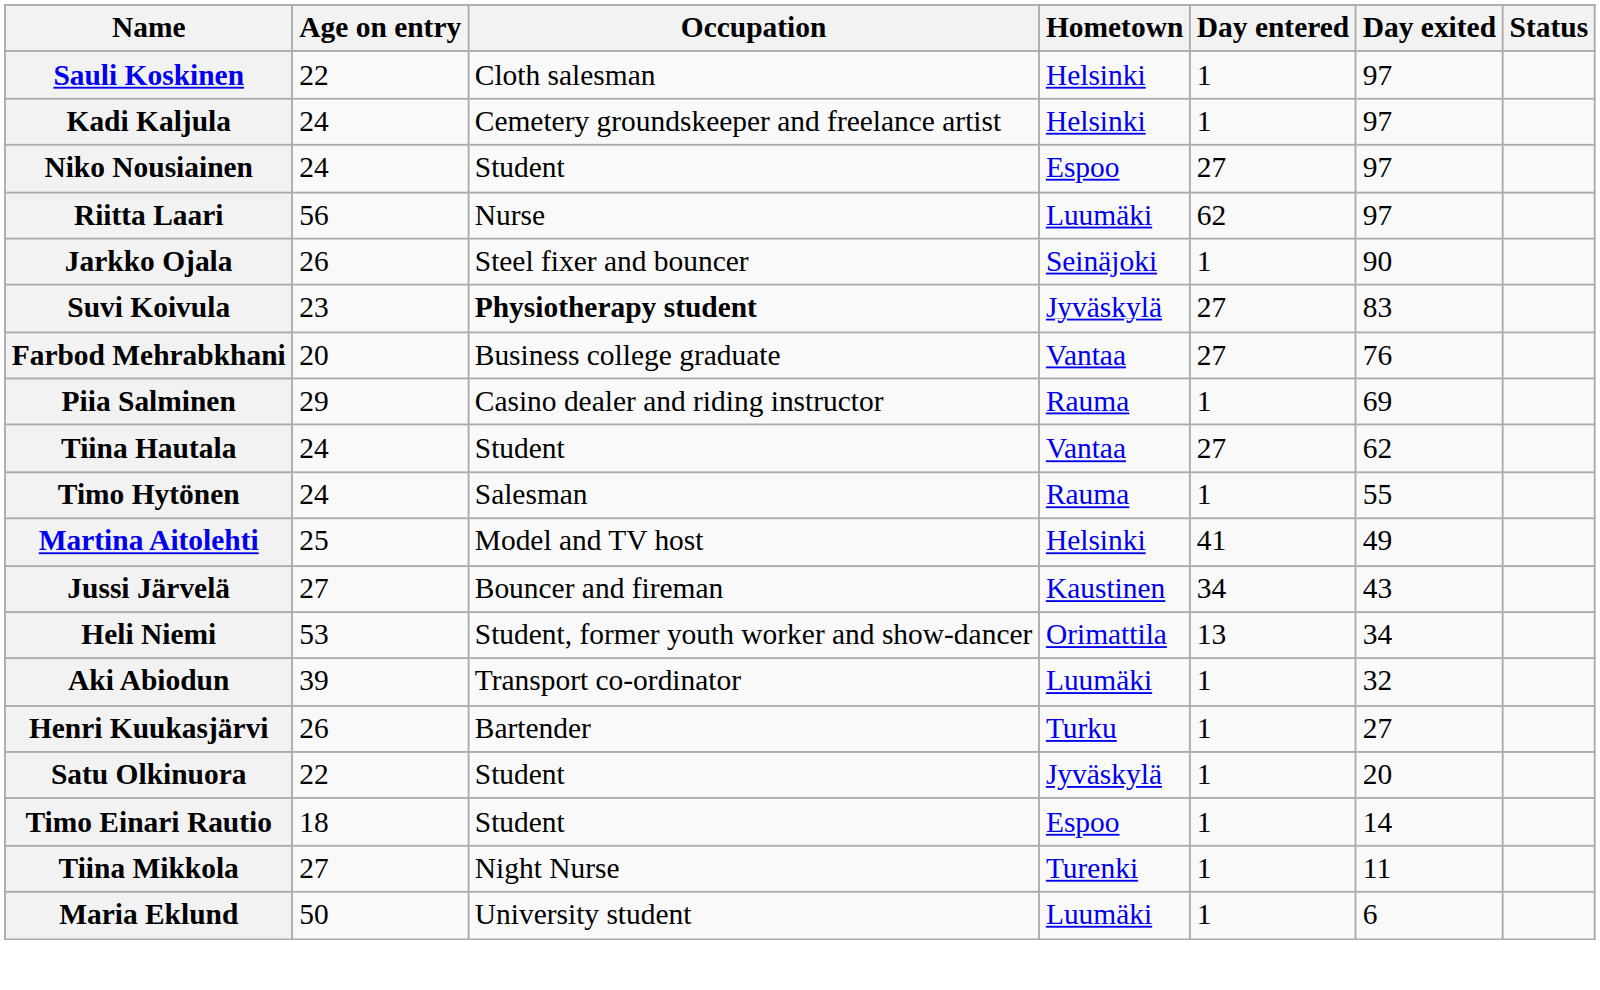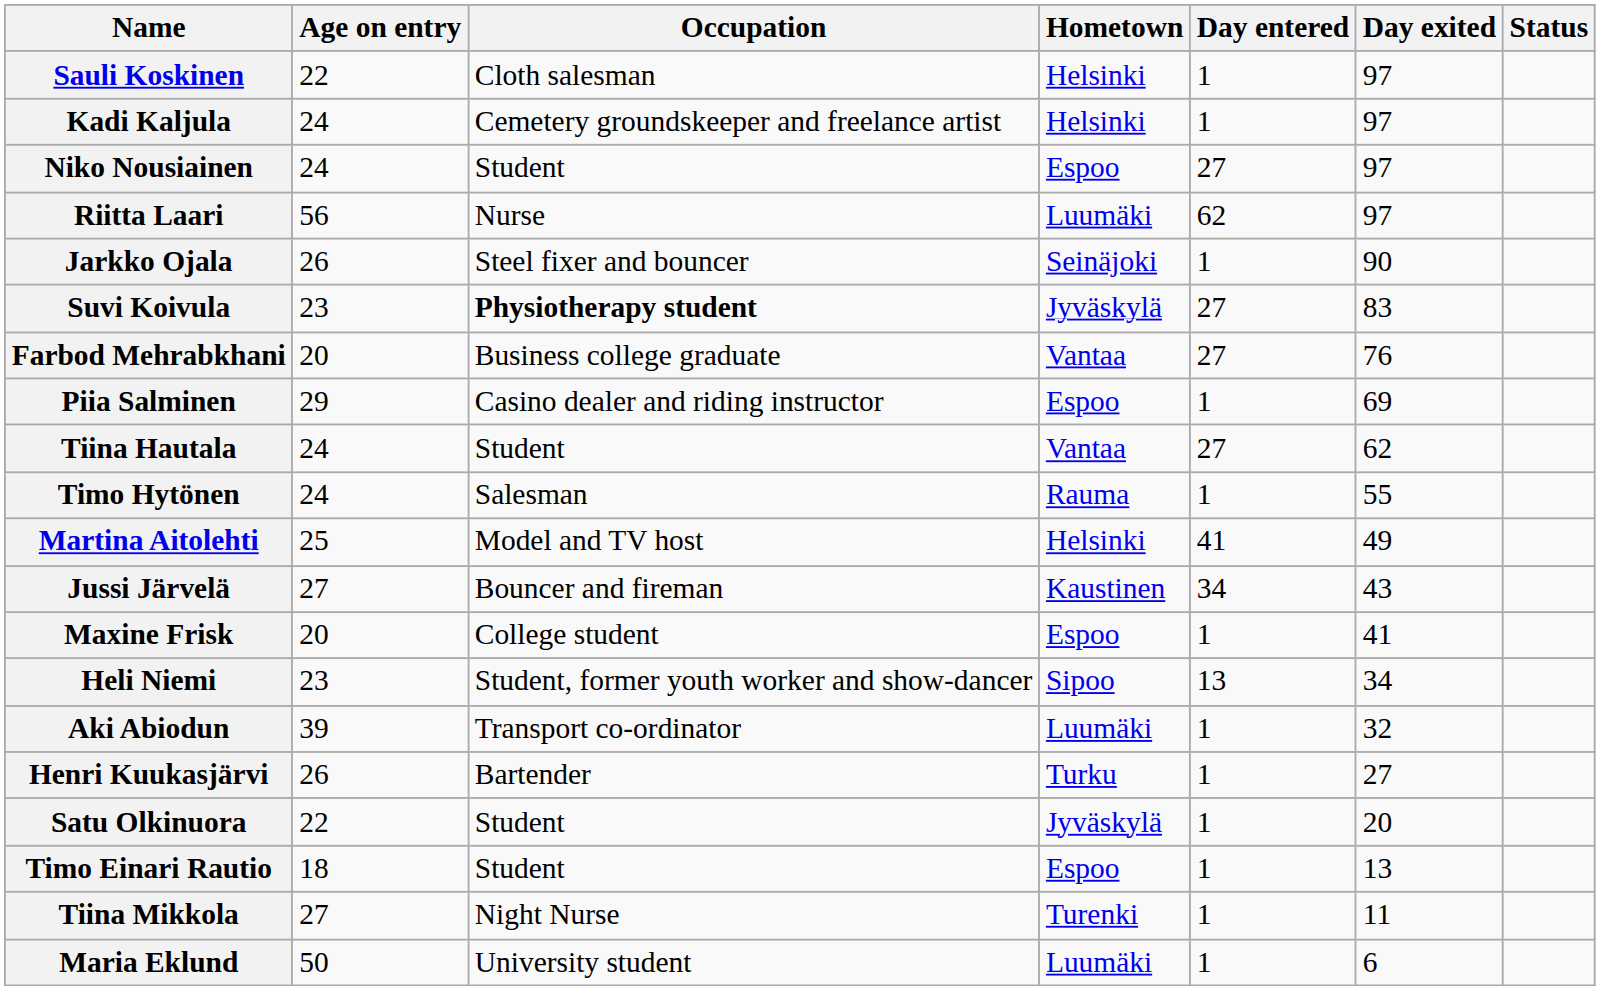(1088, 401) Rauma -> (1083, 401) Espoo
+ row: (149, 634)
(314, 634) 53 -> (314, 681) 23
(1106, 634) Orimattila -> (1080, 681) Sipoo
(1377, 821) 14 -> (1377, 868) 13
